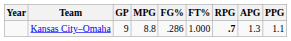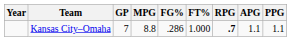(126, 28) 9 -> (126, 28) 7
(254, 28) 1.3 -> (254, 28) 1.1
